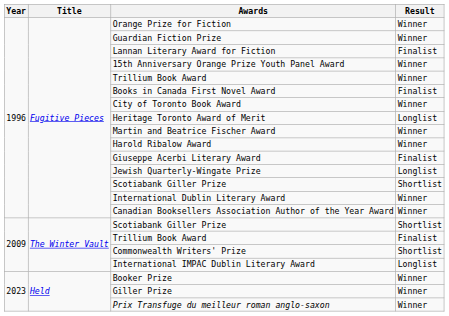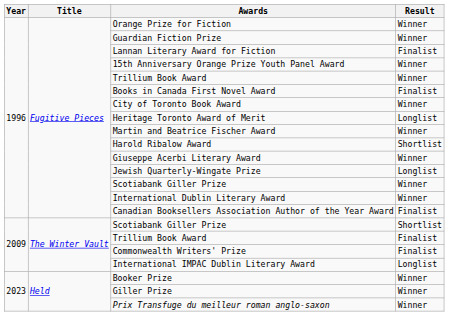(412, 144) Winner -> (420, 144) Shortlist
(417, 158) Finalist -> (412, 158) Winner
(420, 185) Shortlist -> (412, 185) Winner
(412, 211) Winner -> (417, 211) Finalist
(420, 251) Shortlist -> (417, 251) Finalist
